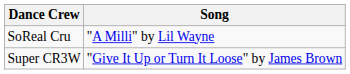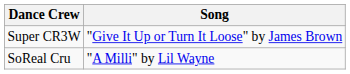rows swapped: (44, 58) <-> (39, 36)
